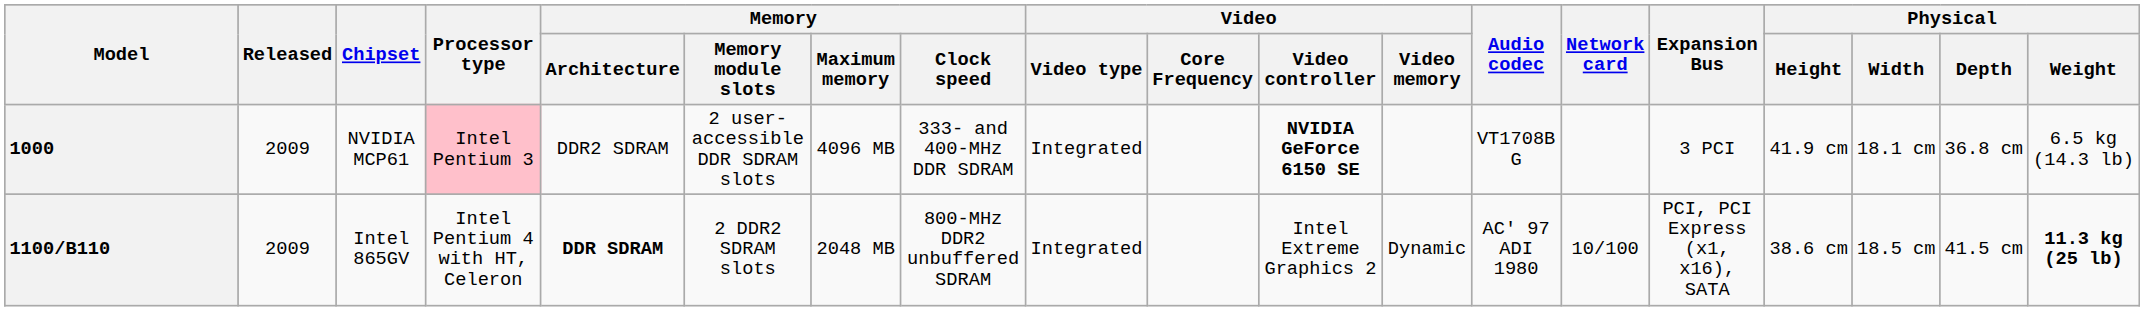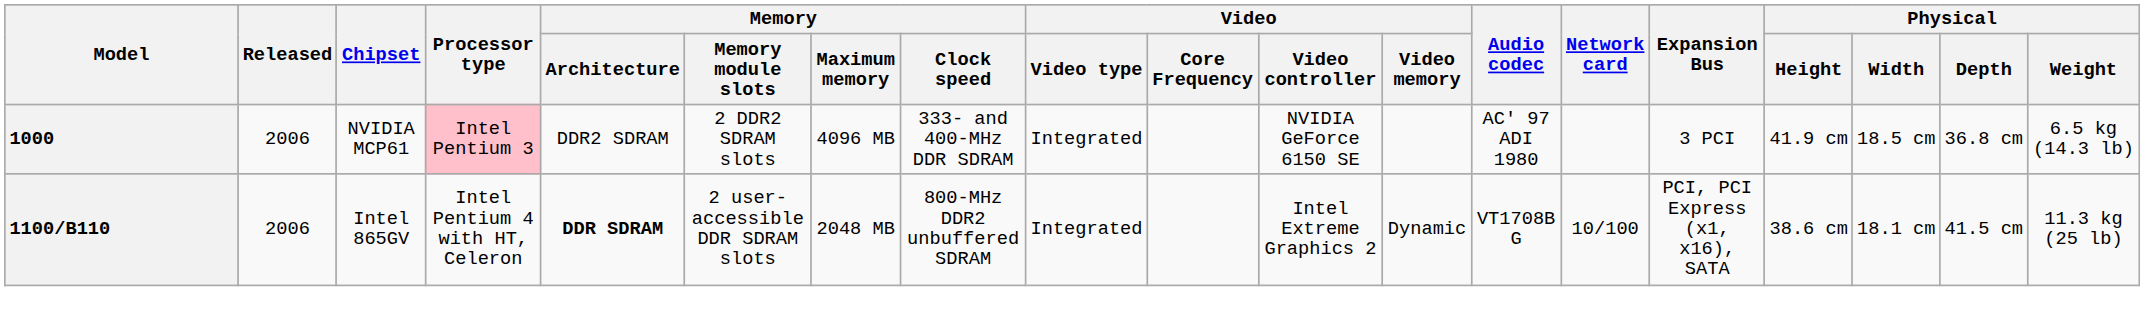(287, 149) 2009 -> (287, 139) 2006
(748, 149) 2 user-accessible DDR SDRAM slots -> (748, 139) 2 DDR2 SDRAM slots
(1320, 149) bold -> (1320, 139) normal
(1516, 149) VT1708B G -> (1516, 139) AC' 97 ADI 1980
(1896, 149) 18.1 cm -> (1896, 139) 18.5 cm
(287, 250) 2009 -> (287, 230) 2006
(748, 250) 2 DDR2 SDRAM slots -> (748, 230) 2 user-accessible DDR SDRAM slots
(1516, 250) AC' 97 ADI 1980 -> (1516, 230) VT1708B G
(1896, 250) 18.5 cm -> (1896, 230) 18.1 cm
(2083, 250) bold -> (2083, 230) normal
